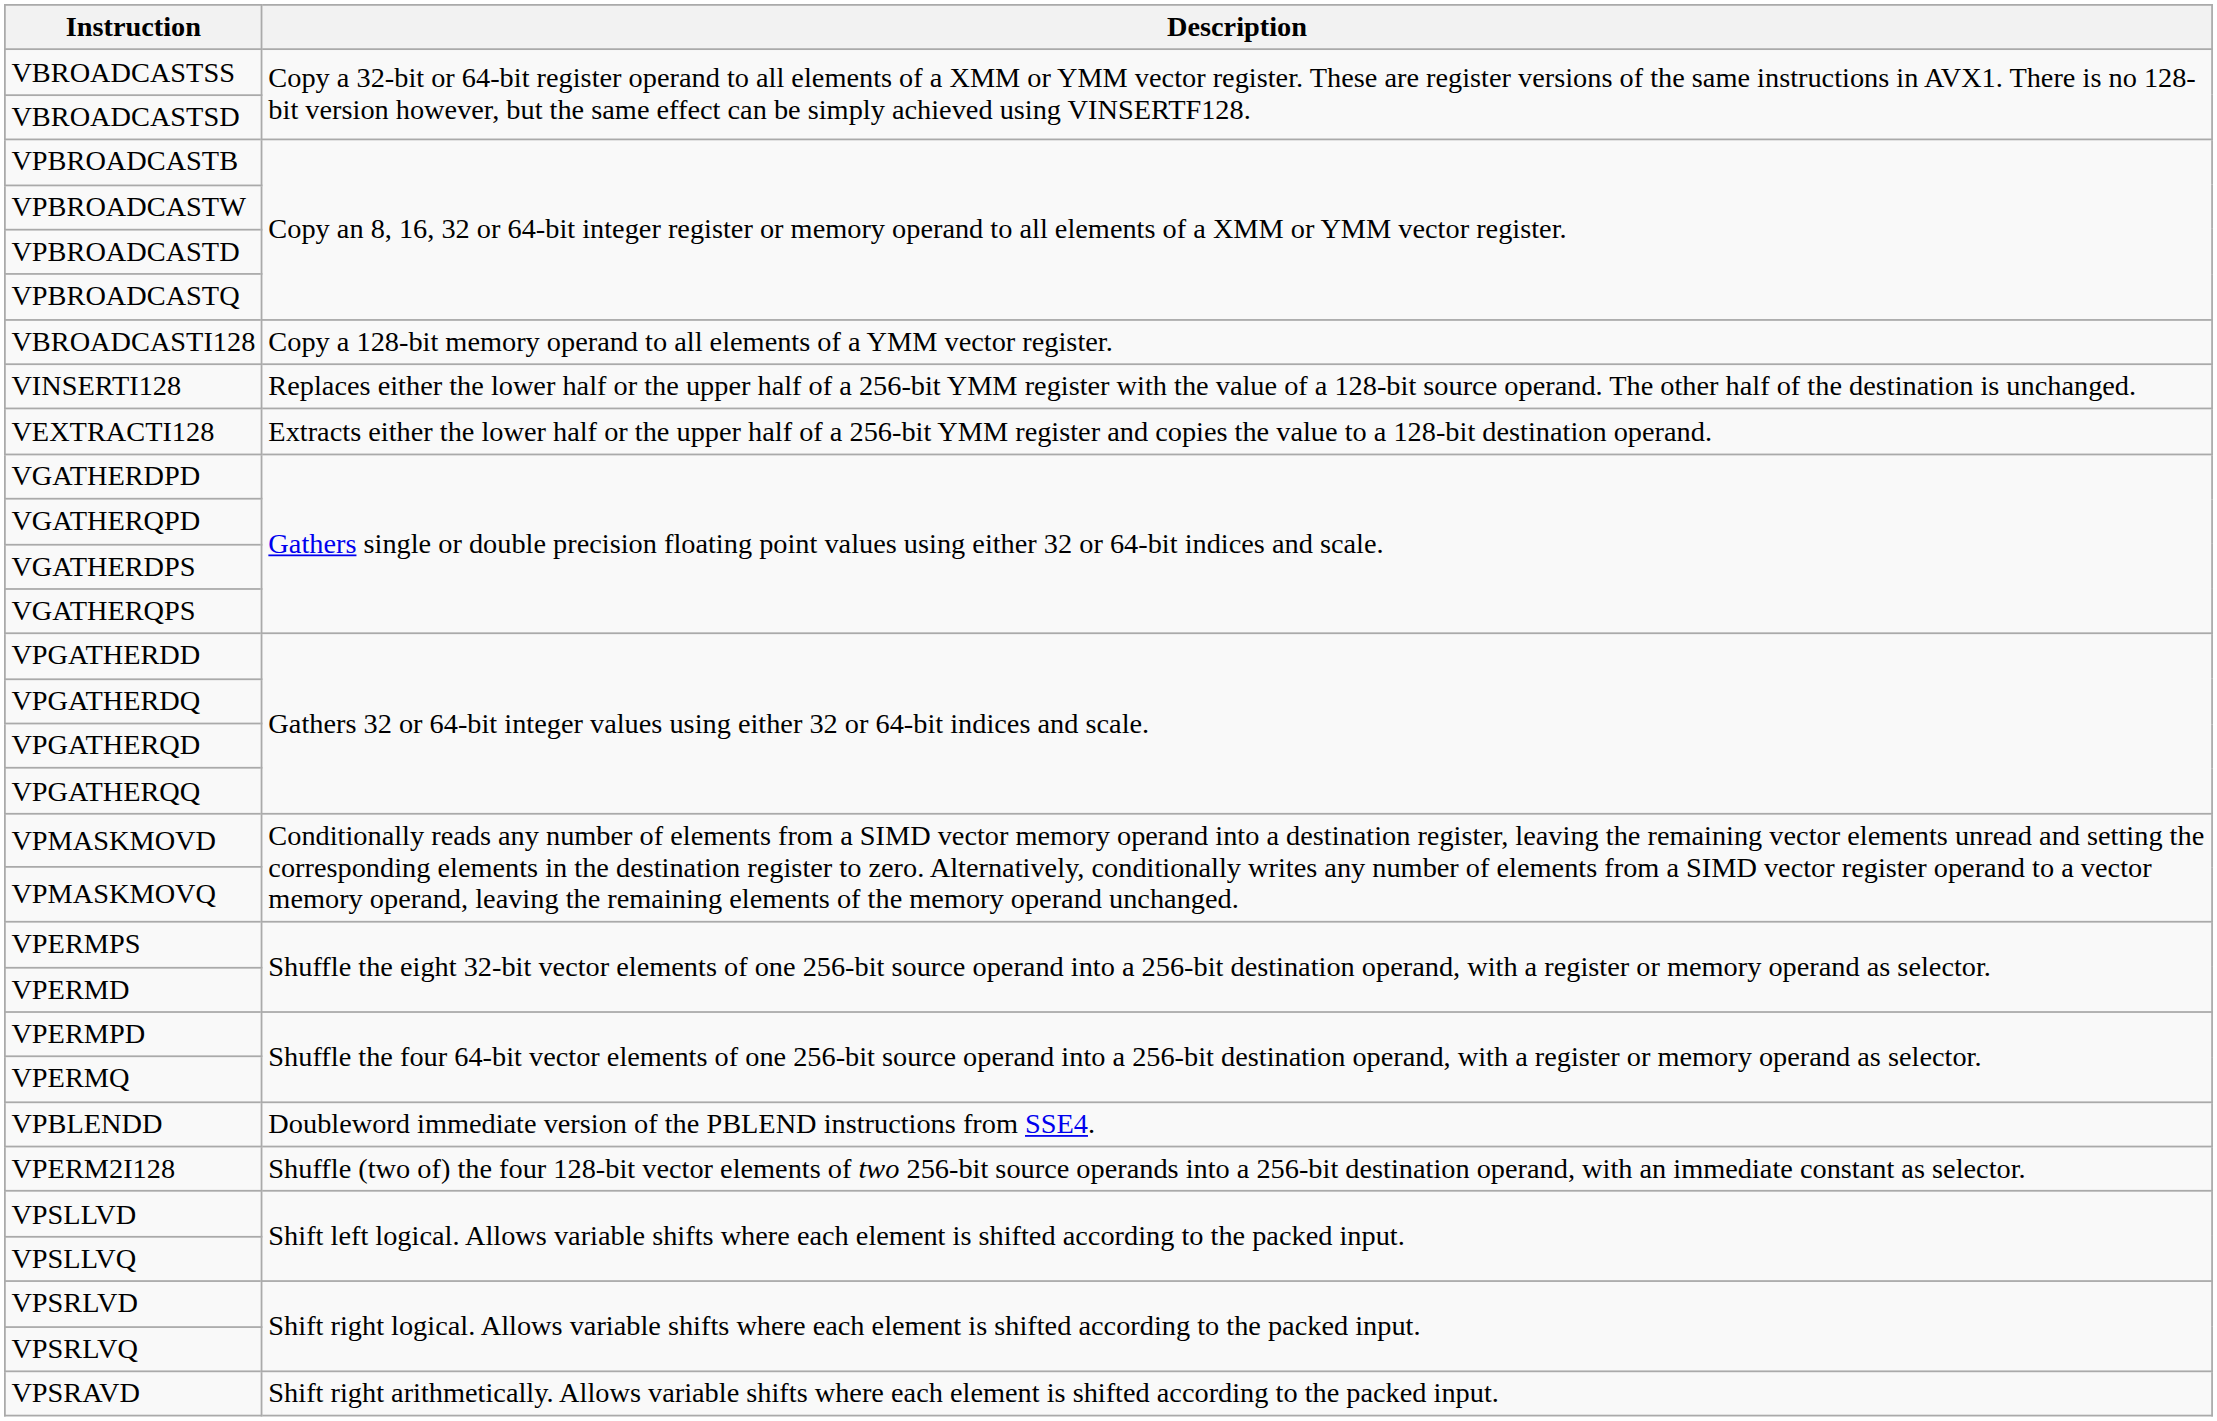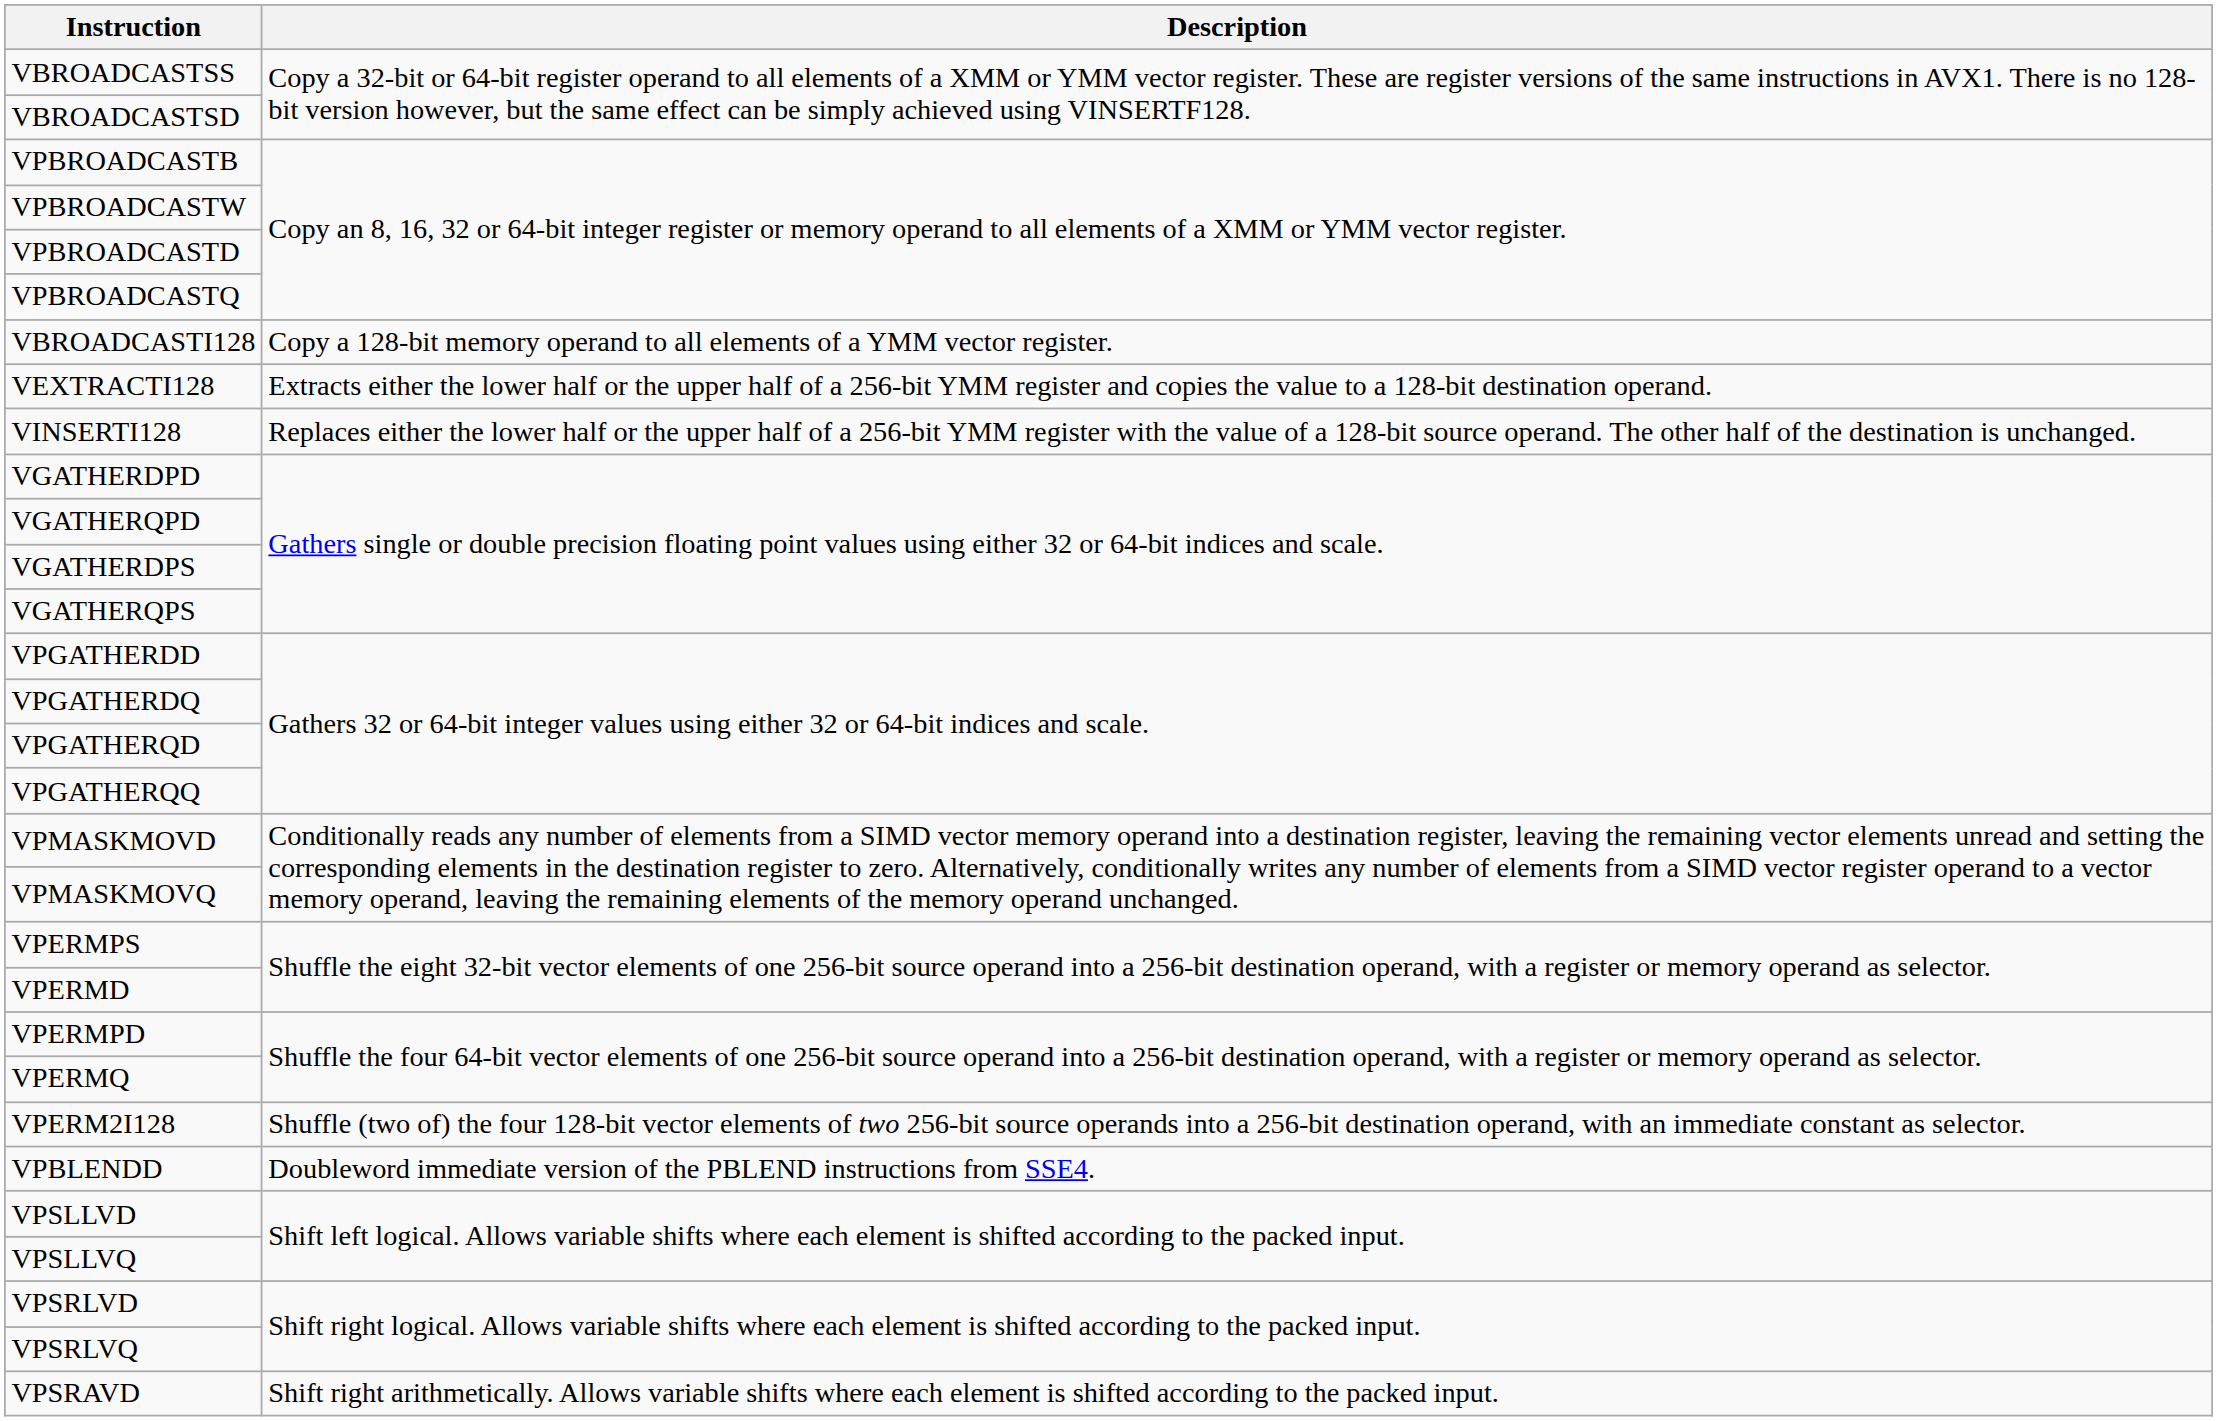rows swapped: (96, 386) <-> (113, 431)
rows swapped: (93, 1168) <-> (87, 1123)
